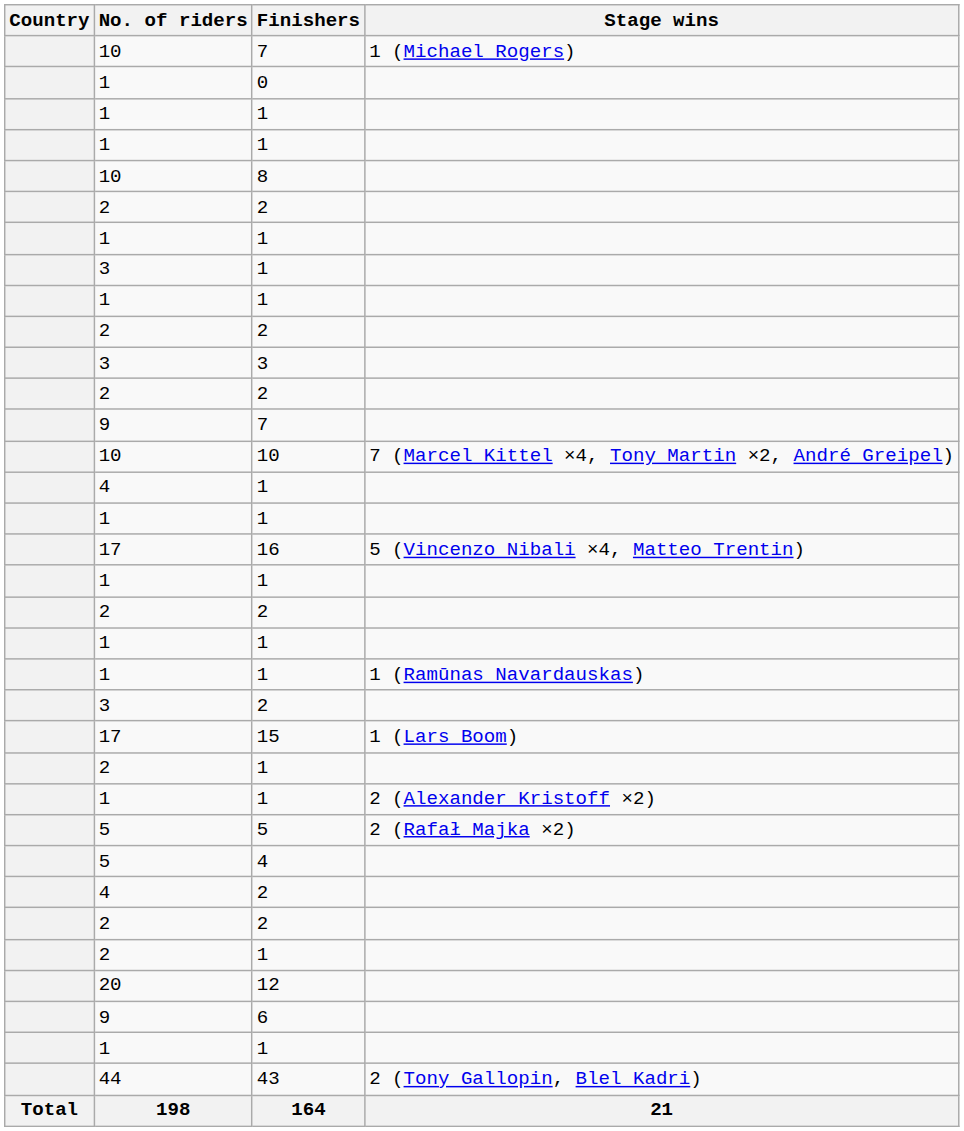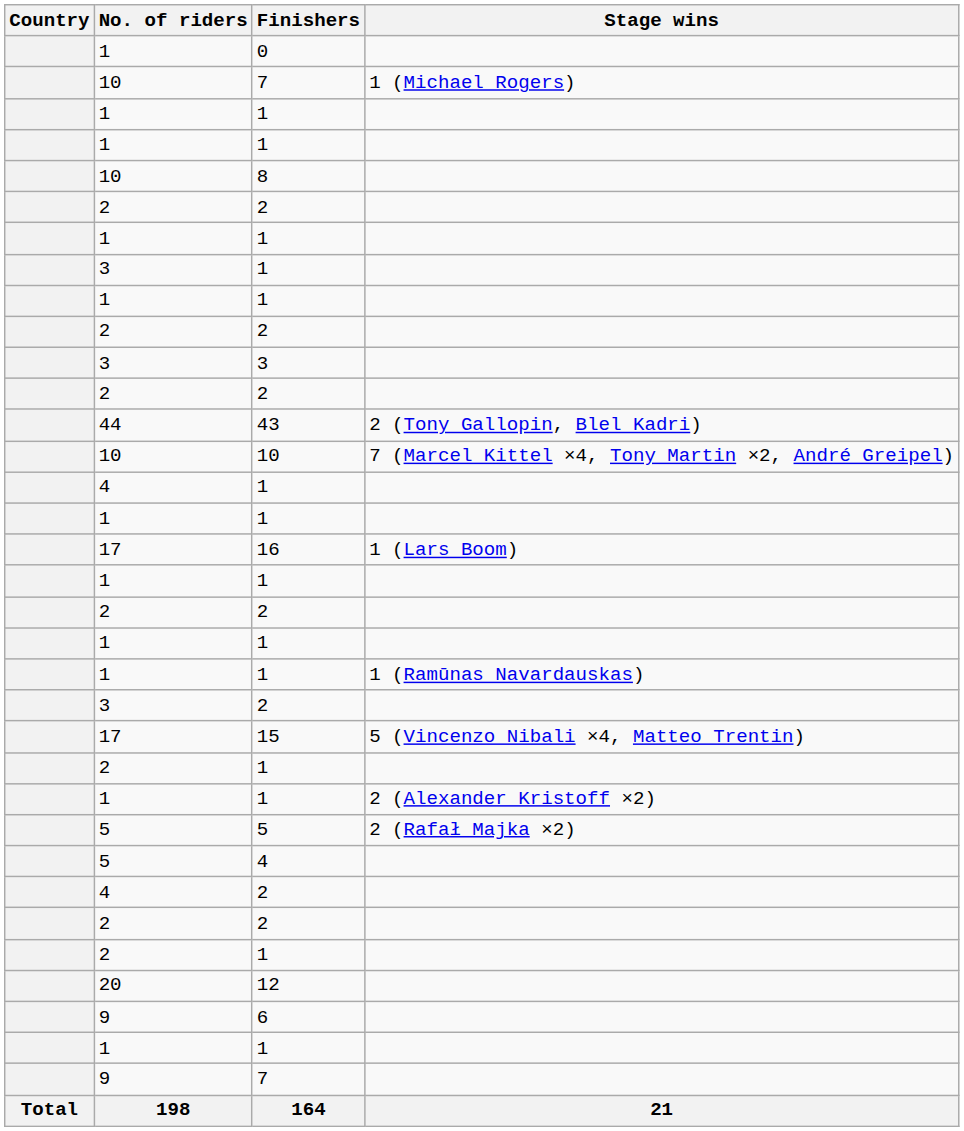rows swapped: (104, 83) <-> (110, 51)
rows swapped: (110, 1079) <-> (104, 425)
(587, 550) 5 (Vincenzo Nibali ×4, Matteo Trentin) -> (444, 550) 1 (Lars Boom)
(444, 737) 1 (Lars Boom) -> (587, 737) 5 (Vincenzo Nibali ×4, Matteo Trentin)
